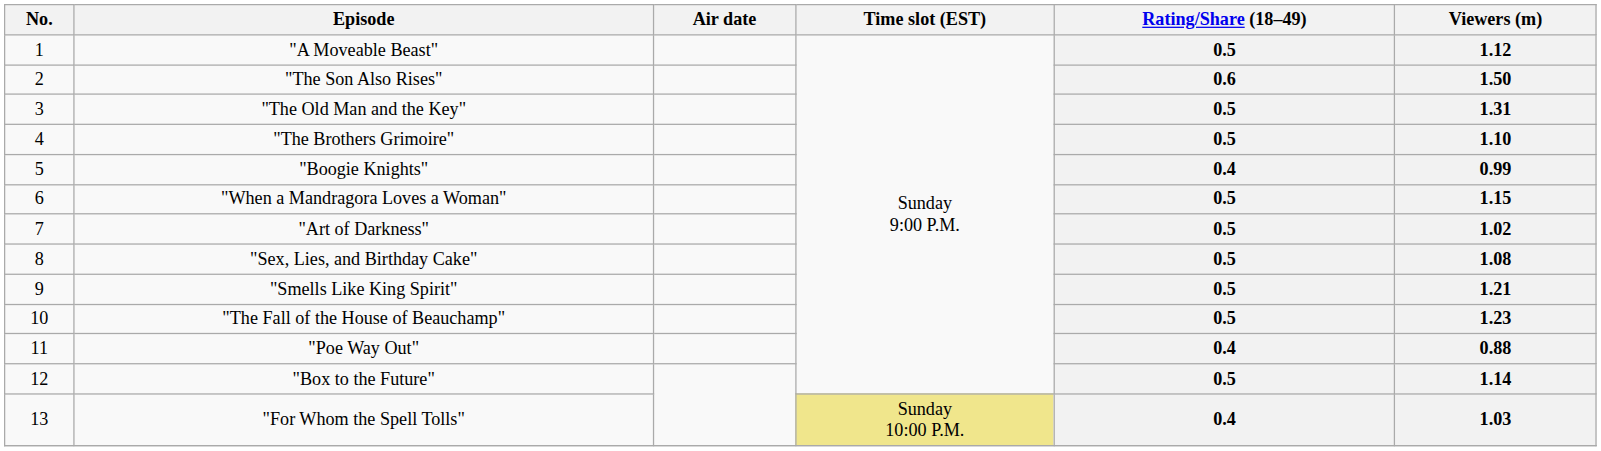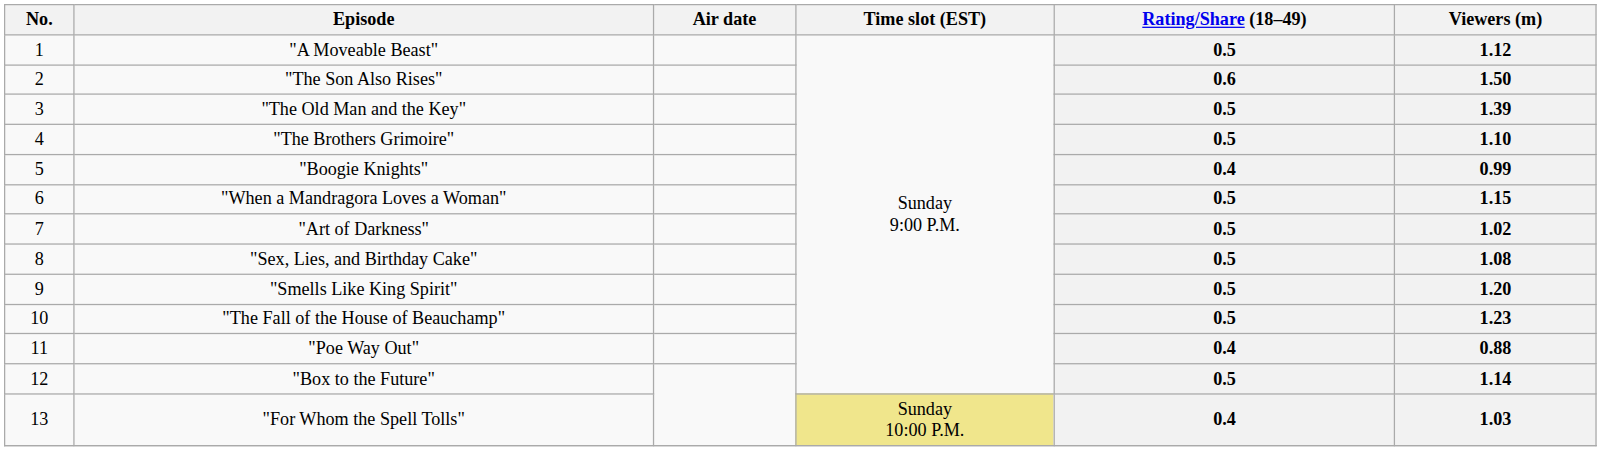(1495, 109) 1.31 -> (1495, 109) 1.39
(1495, 289) 1.21 -> (1495, 289) 1.20
